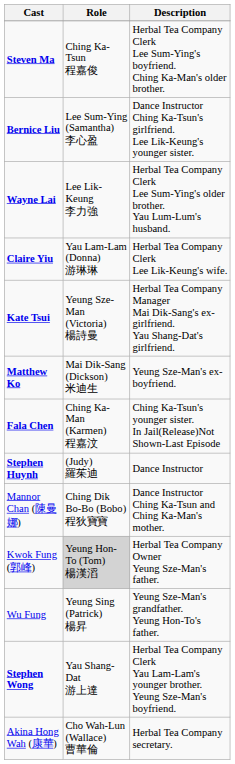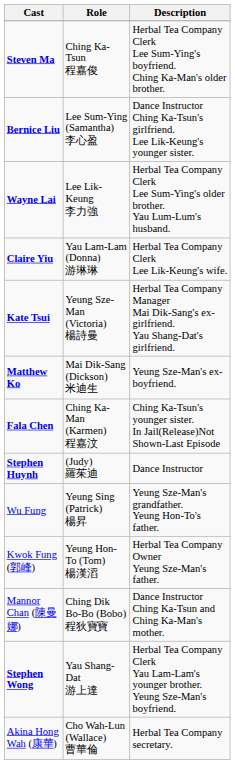rows swapped: (32, 509) <-> (26, 614)
(91, 561) lightgrey background -> (91, 561) no background
